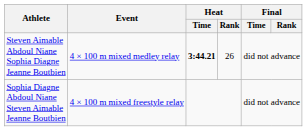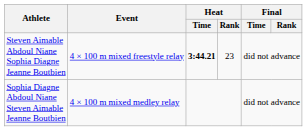(125, 56) 4 × 100 m mixed medley relay -> (127, 56) 4 × 100 m mixed freestyle relay
(230, 56) 26 -> (230, 56) 23
(127, 103) 4 × 100 m mixed freestyle relay -> (125, 103) 4 × 100 m mixed medley relay
